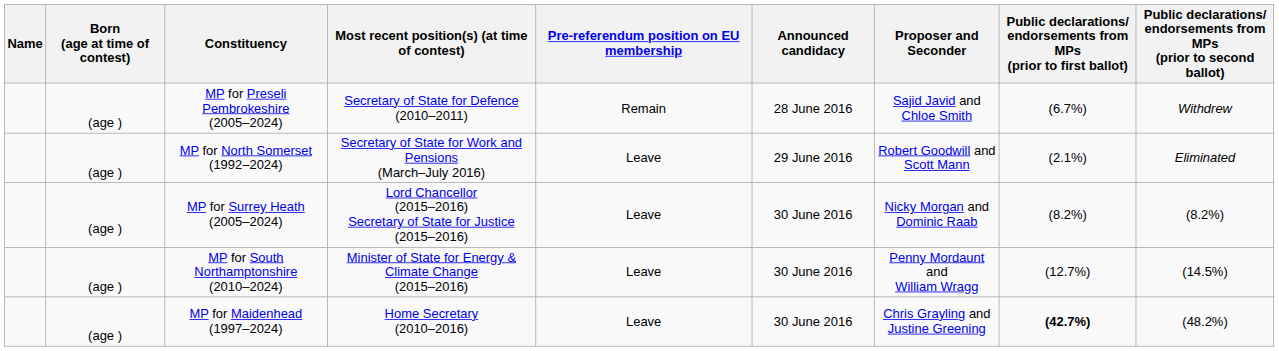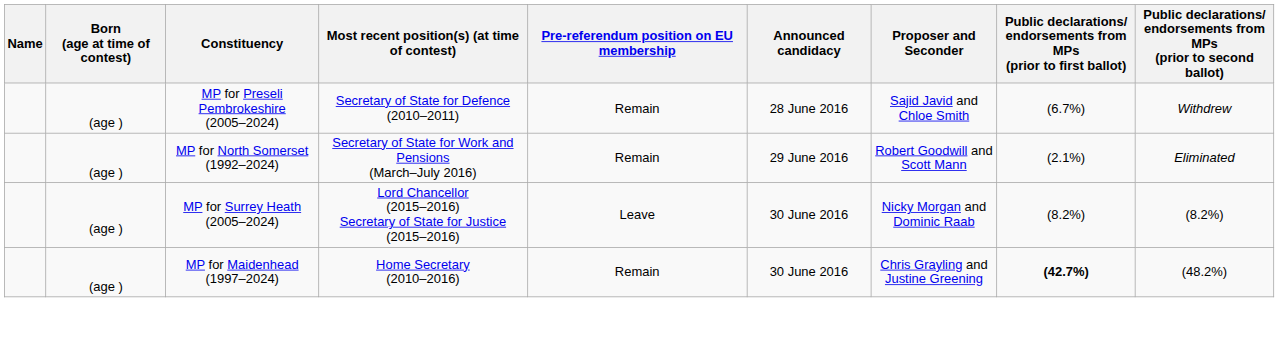(644, 157) Leave -> (637, 157) Remain
- row: (246, 271)
(644, 321) Leave -> (637, 271) Remain
